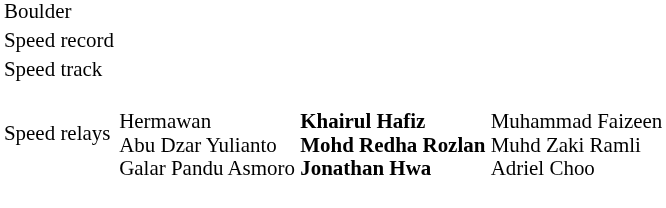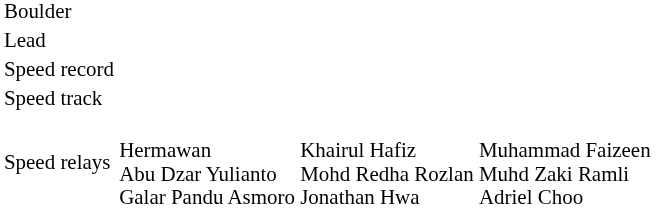+ row: (25, 40)
(393, 145) bold -> (387, 174) normal
